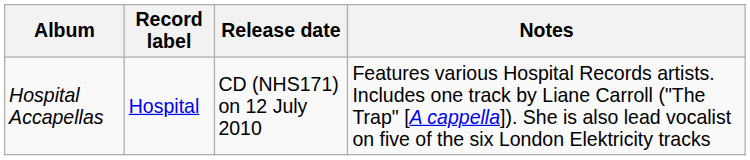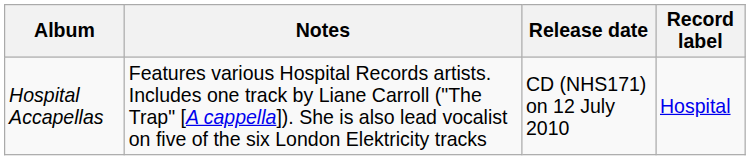columns swapped: (169, 30) <-> (547, 30)
